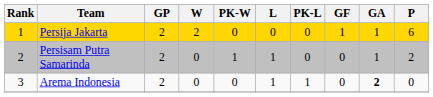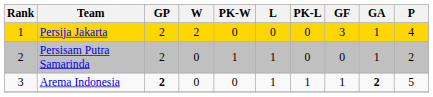(342, 32) 1 -> (342, 32) 3
(411, 32) 6 -> (411, 32) 4
(162, 82) normal -> (162, 82) bold
(342, 82) 0 -> (342, 82) 1
(411, 82) 0 -> (411, 82) 5
